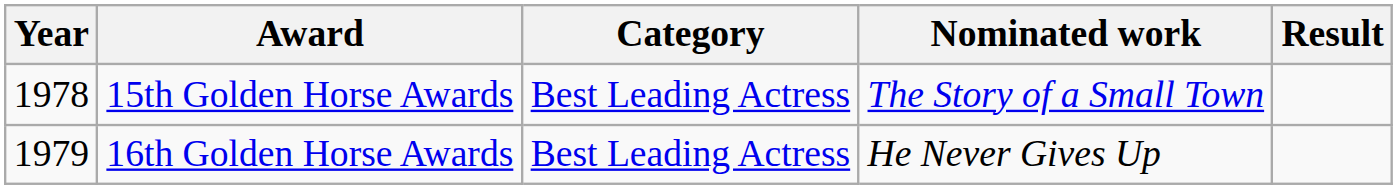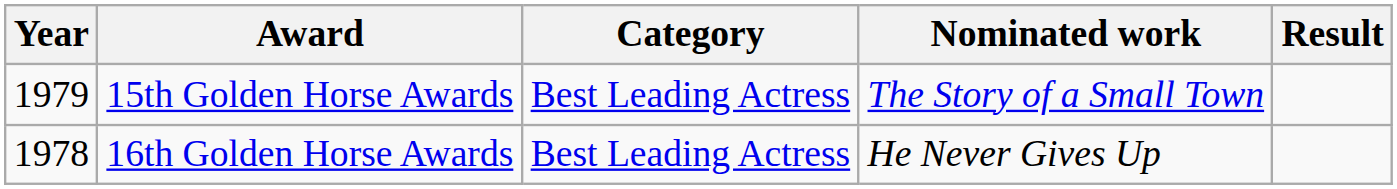(51, 93) 1978 -> (51, 93) 1979
(51, 153) 1979 -> (51, 153) 1978
